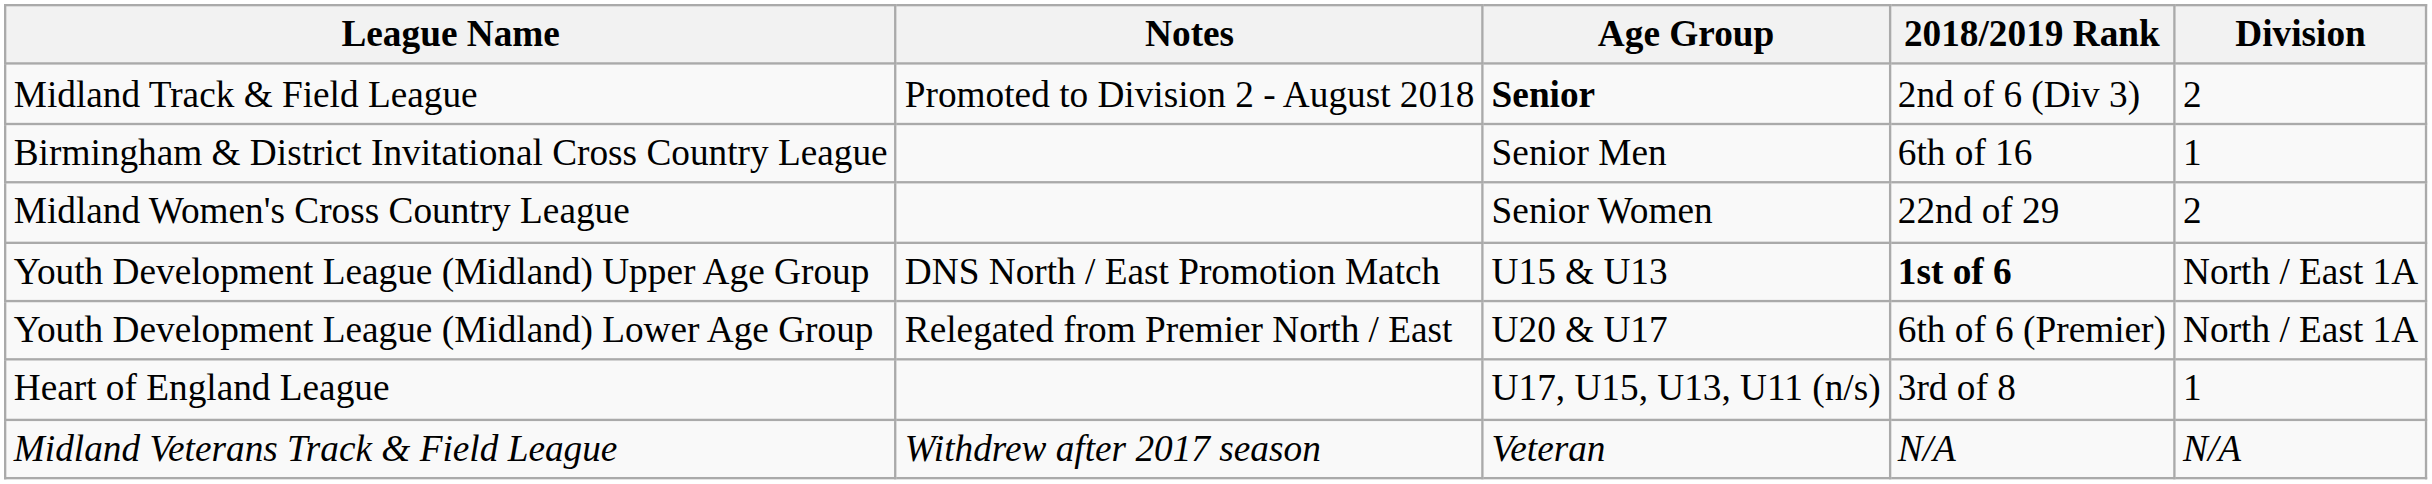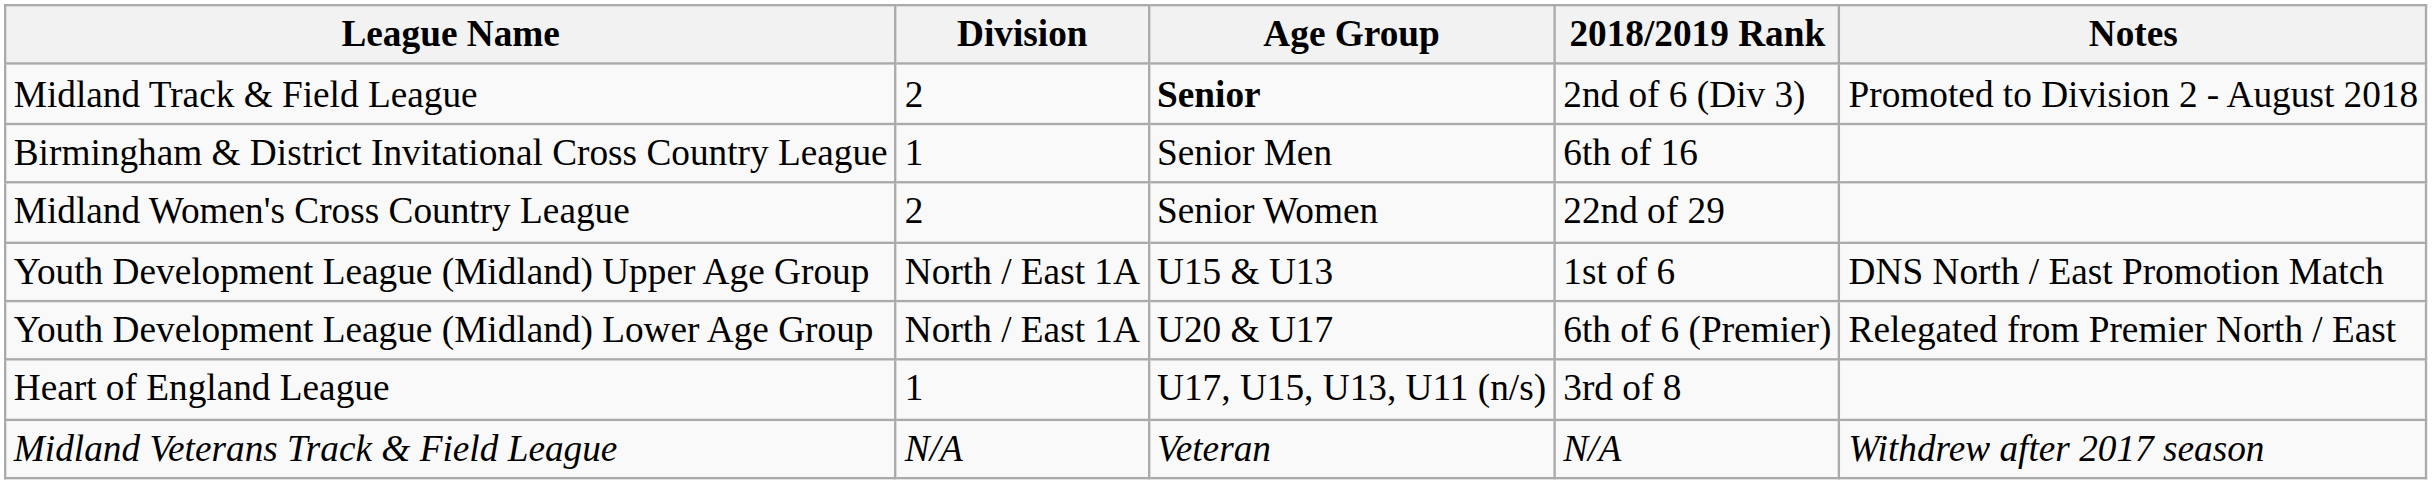columns swapped: (2301, 34) <-> (1190, 34)
(1955, 270) bold -> (1619, 270) normal
